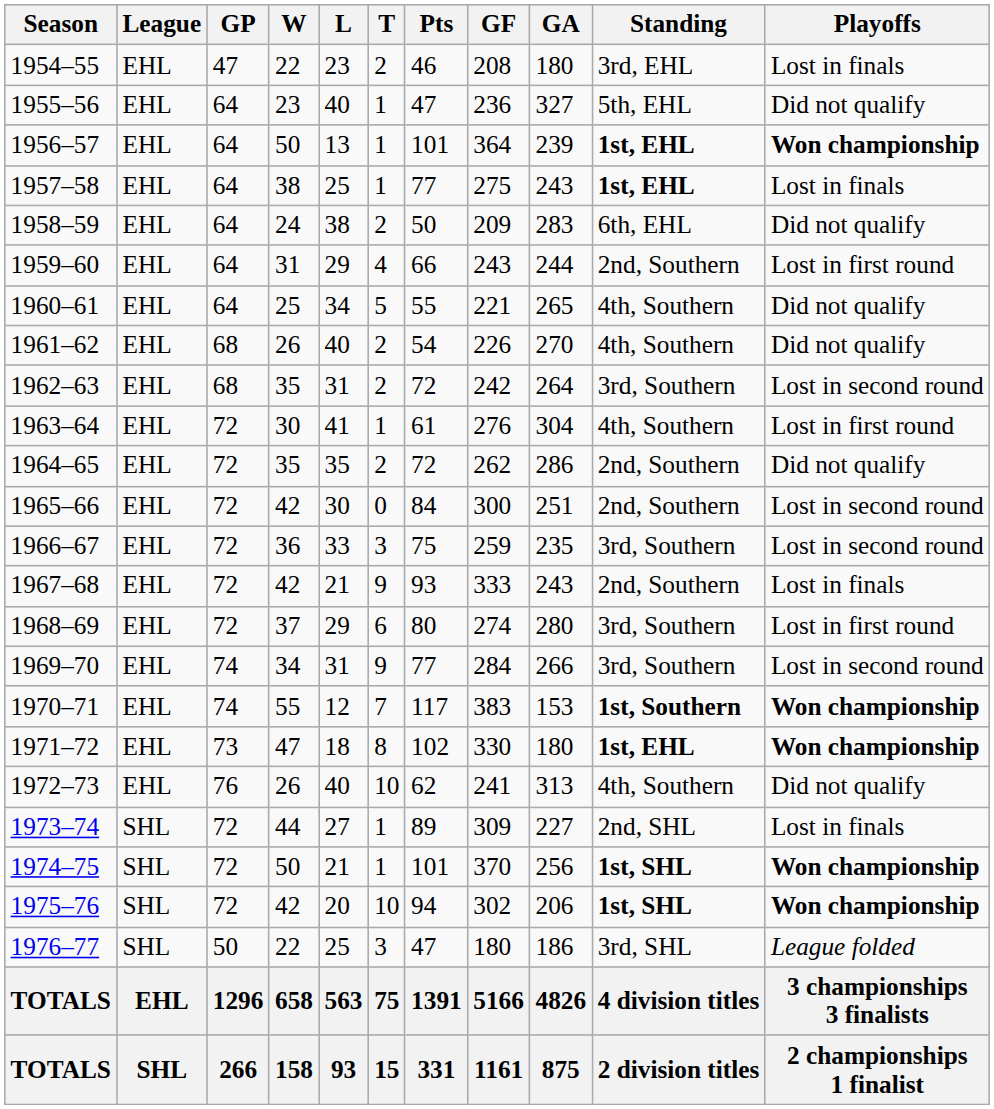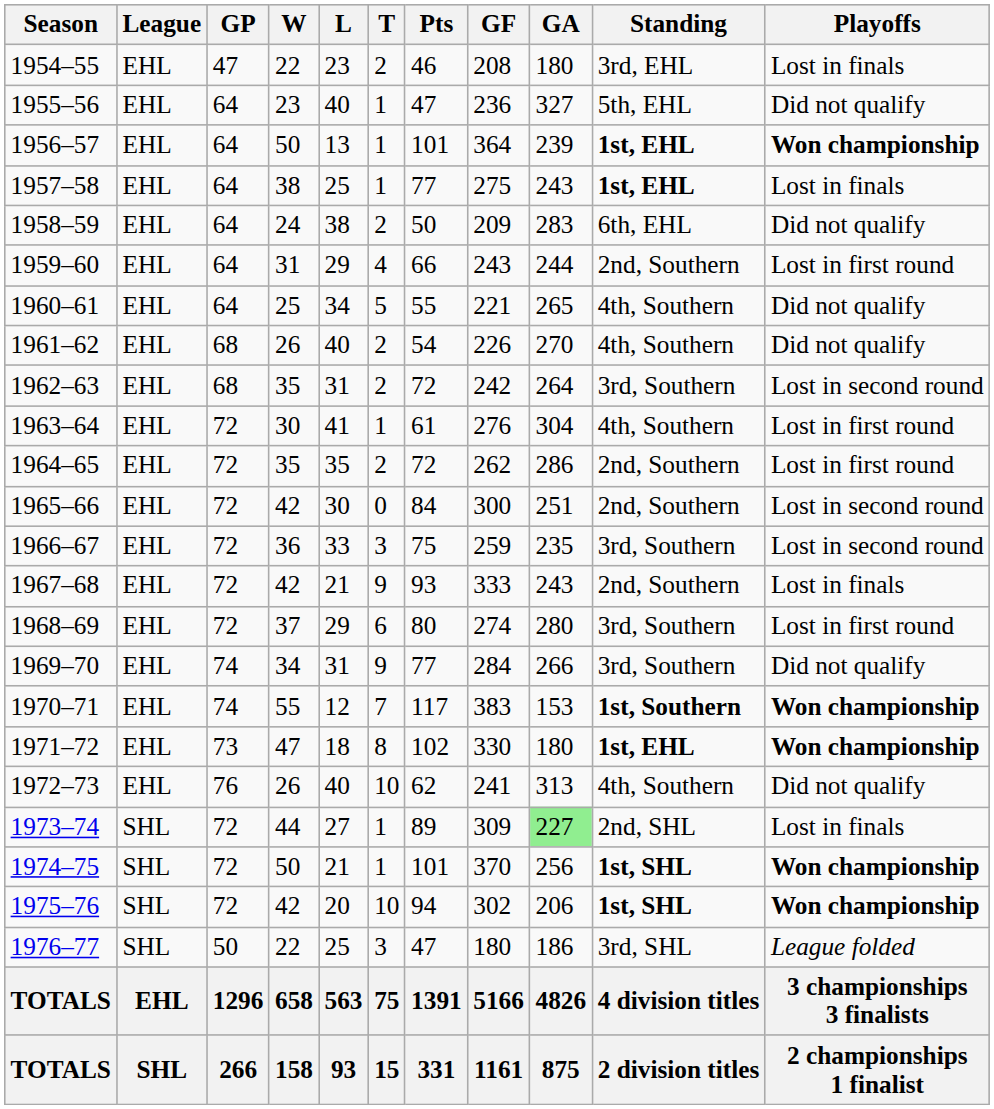(848, 465) Did not qualify -> (863, 465) Lost in first round
(877, 666) Lost in second round -> (848, 666) Did not qualify
(554, 826) no background -> (554, 826) lightgreen background
